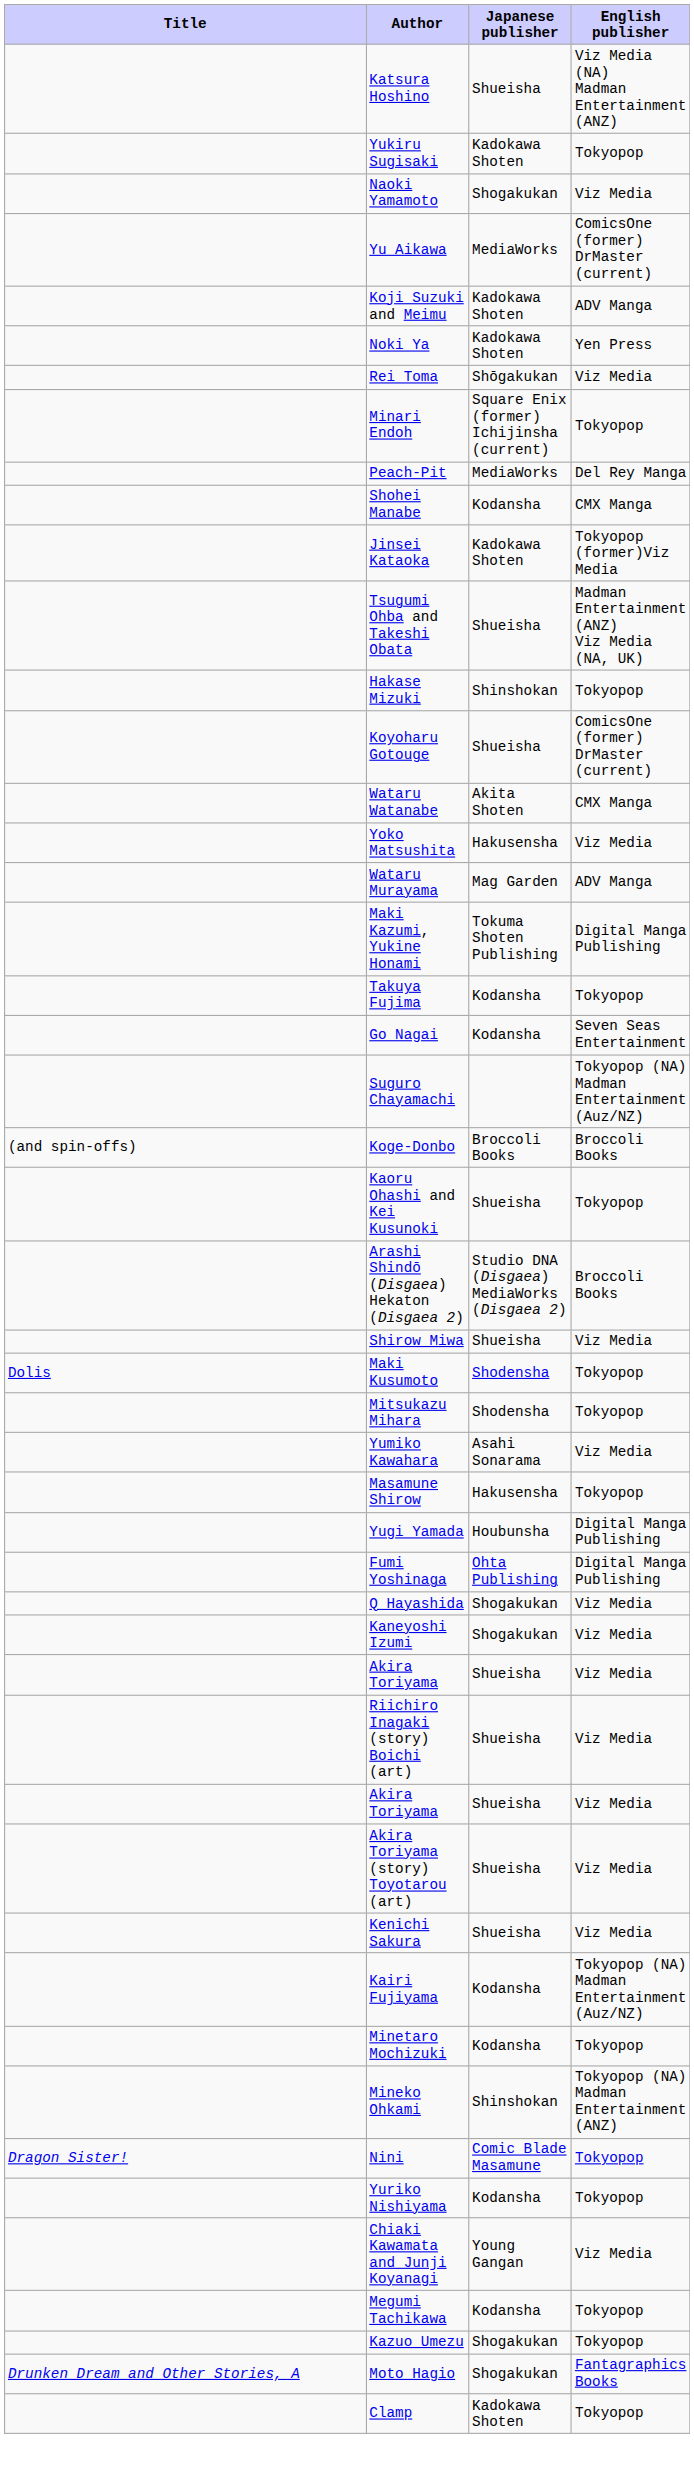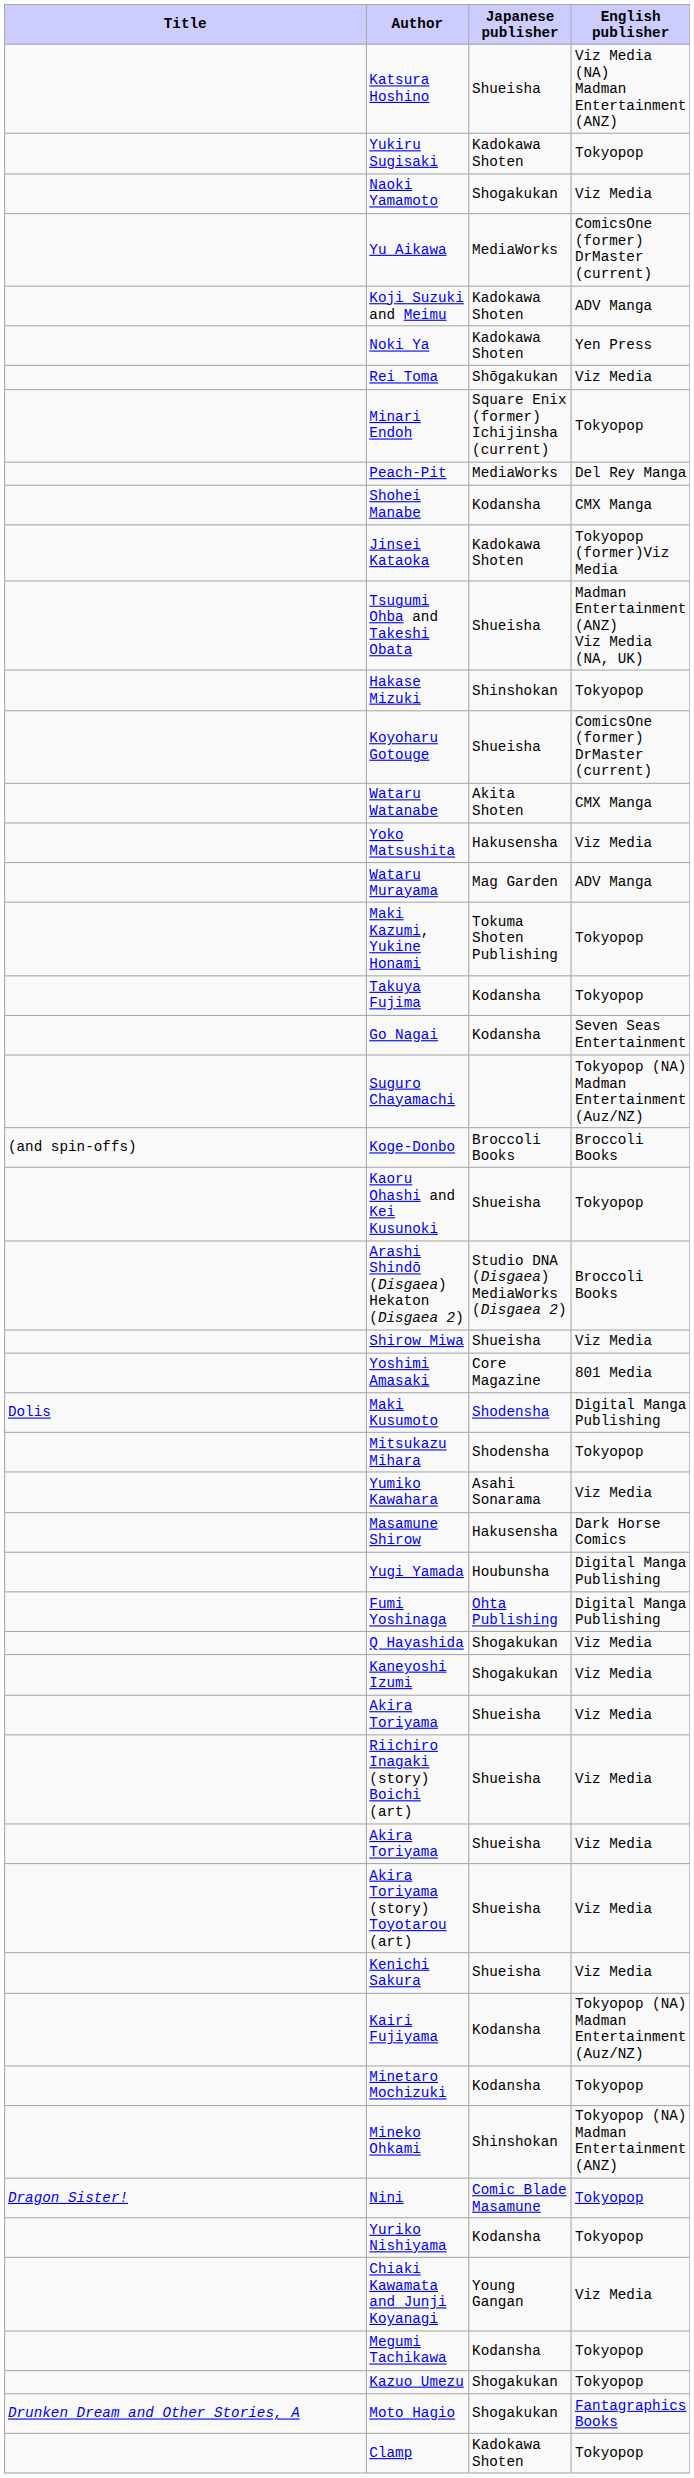(631, 939) Digital Manga Publishing -> (609, 939) Tokyopop
+ row: (399, 1373)
(609, 1373) Tokyopop -> (631, 1413) Digital Manga Publishing
(609, 1492) Tokyopop -> (618, 1532) Dark Horse Comics
